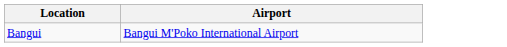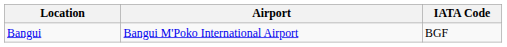+ column: (462, 13)
